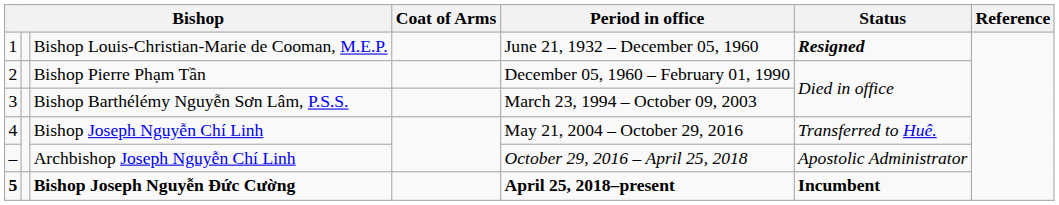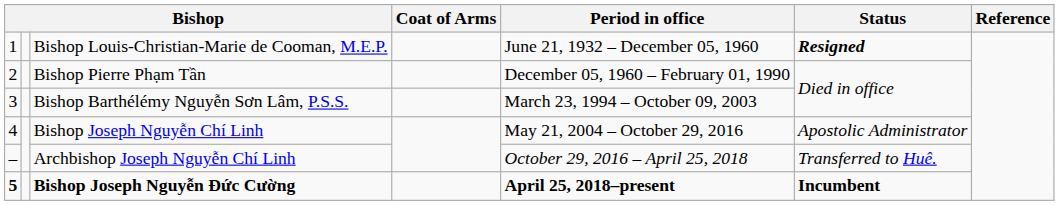(867, 130) Transferred to Huê. -> (883, 130) Apostolic Administrator
(883, 158) Apostolic Administrator -> (867, 158) Transferred to Huê.
